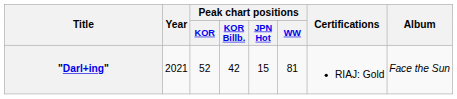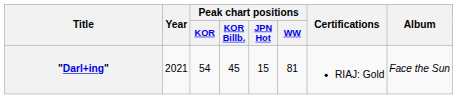(205, 69) 52 -> (205, 69) 54
(234, 69) 42 -> (234, 69) 45
